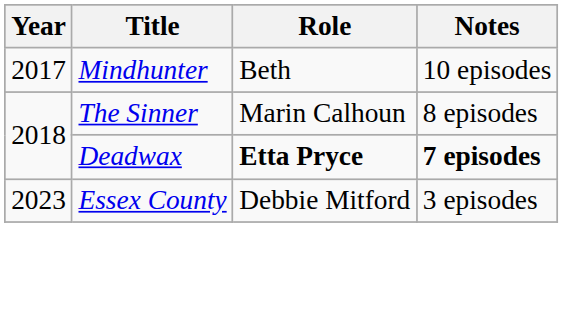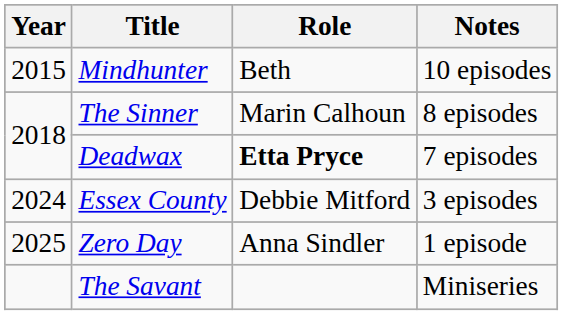(39, 69) 2017 -> (39, 69) 2015
(482, 156) bold -> (480, 156) normal
(39, 199) 2023 -> (39, 199) 2024
+ row: (130, 243)
+ row: (140, 286)
